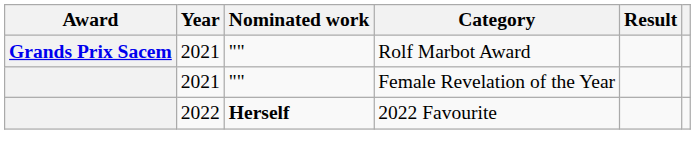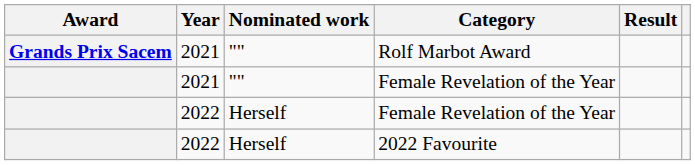+ row: (200, 112)
(259, 112) bold -> (258, 143) normal
